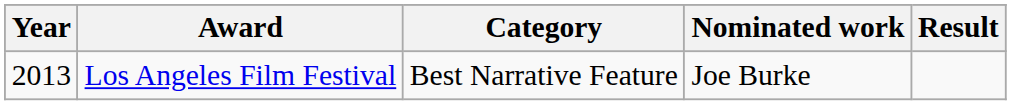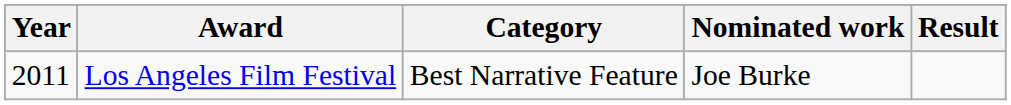(41, 74) 2013 -> (41, 74) 2011
